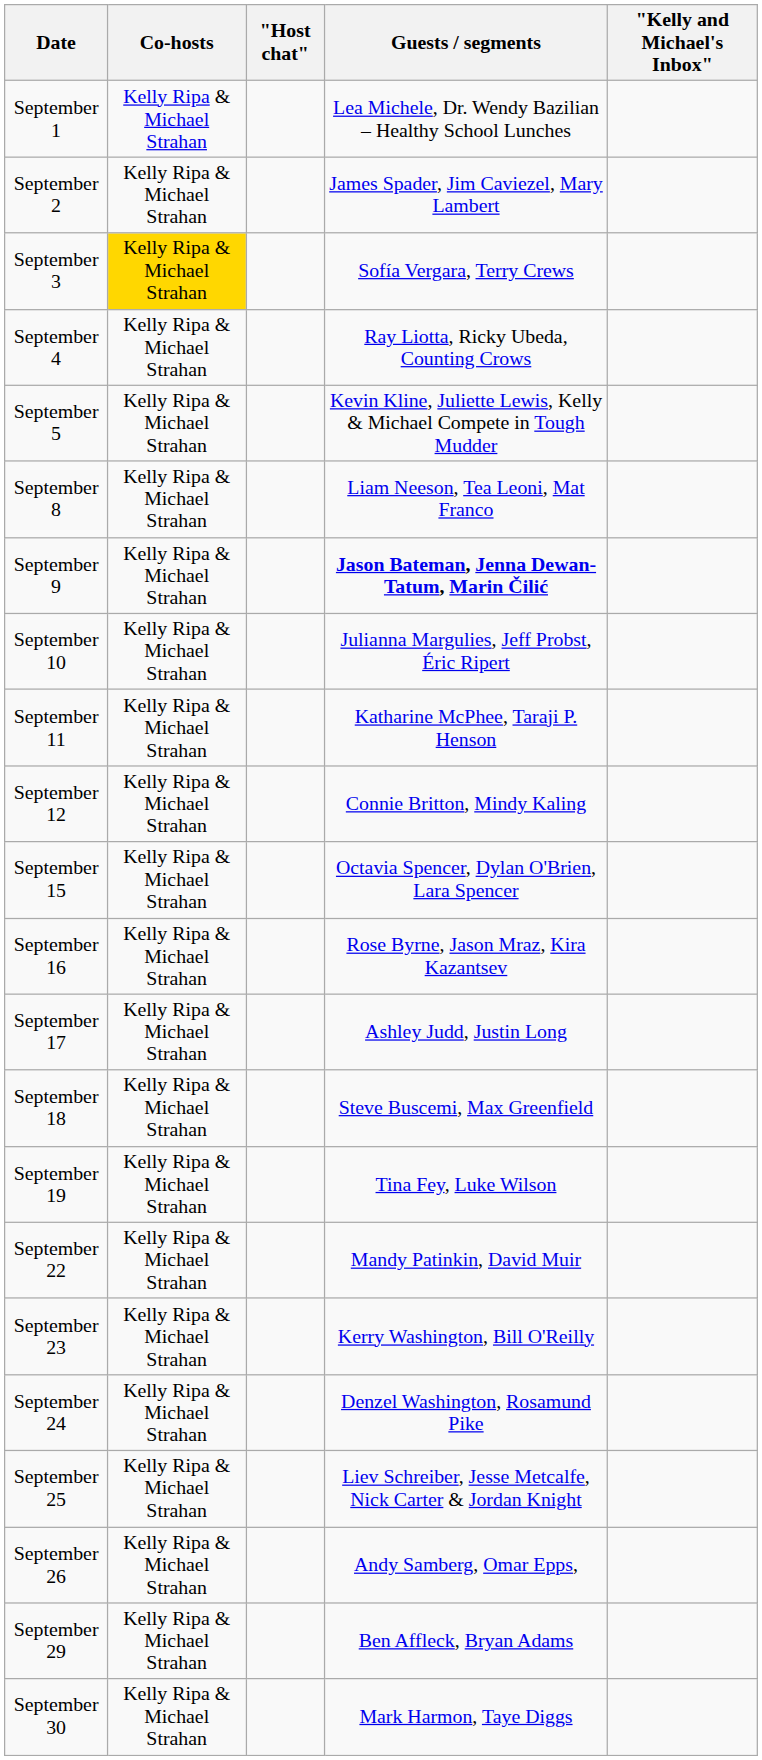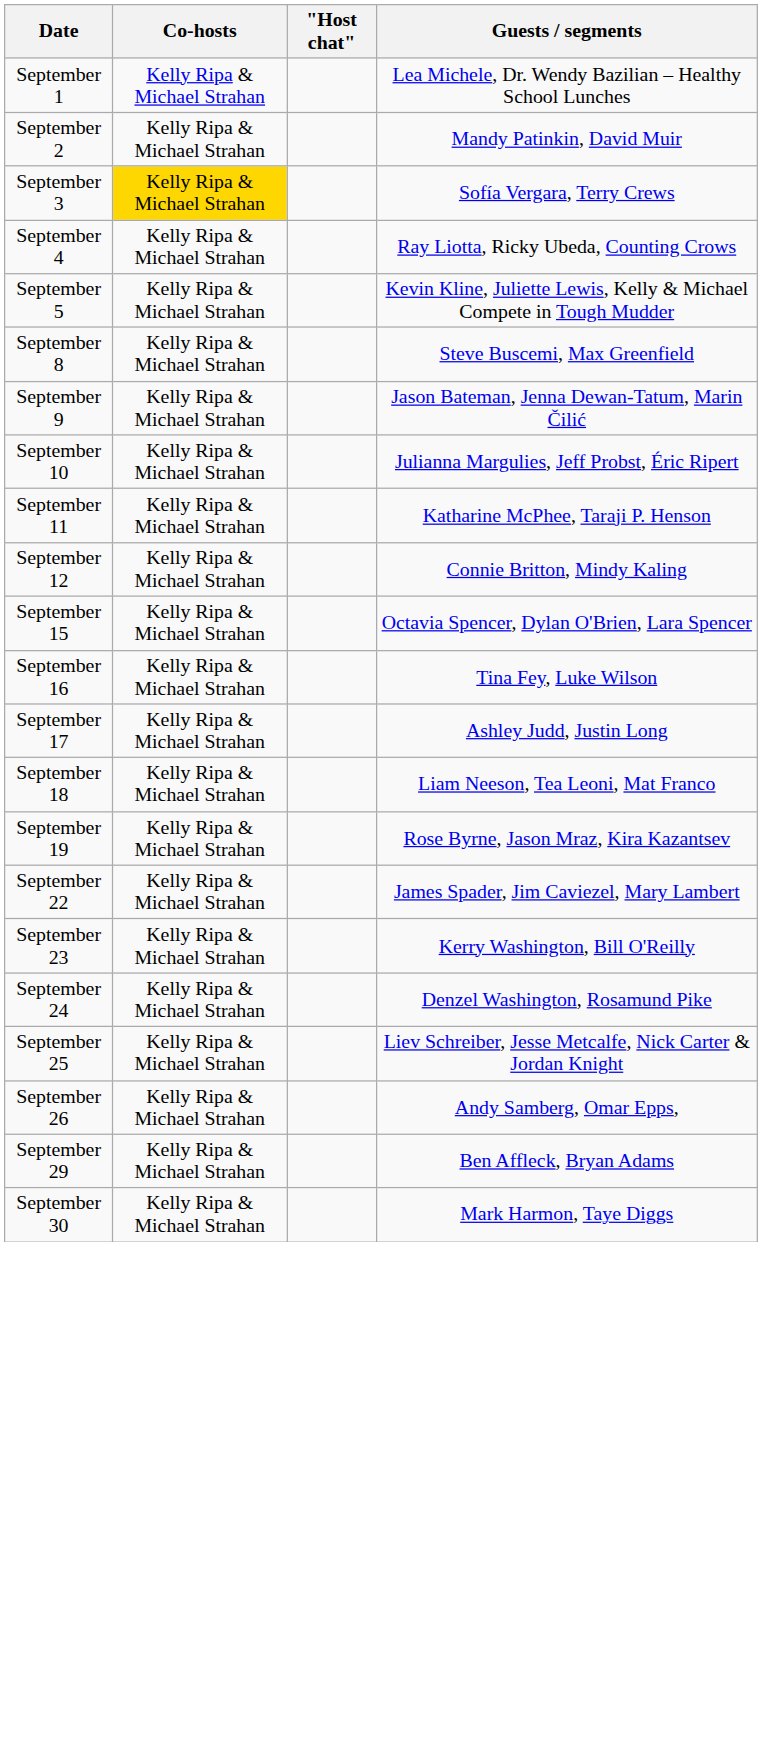- column: (682, 42)
(466, 194) James Spader, Jim Caviezel, Mary Lambert -> (567, 138) Mandy Patinkin, David Muir
(466, 499) Liam Neeson, Tea Leoni, Mat Franco -> (567, 354) Steve Buscemi, Max Greenfield
(466, 575) bold -> (567, 407) normal
(466, 955) Rose Byrne, Jason Mraz, Kira Kazantsev -> (567, 676) Tina Fey, Luke Wilson
(466, 1108) Steve Buscemi, Max Greenfield -> (567, 784) Liam Neeson, Tea Leoni, Mat Franco
(466, 1184) Tina Fey, Luke Wilson -> (567, 838) Rose Byrne, Jason Mraz, Kira Kazantsev
(466, 1260) Mandy Patinkin, David Muir -> (567, 891) James Spader, Jim Caviezel, Mary Lambert
